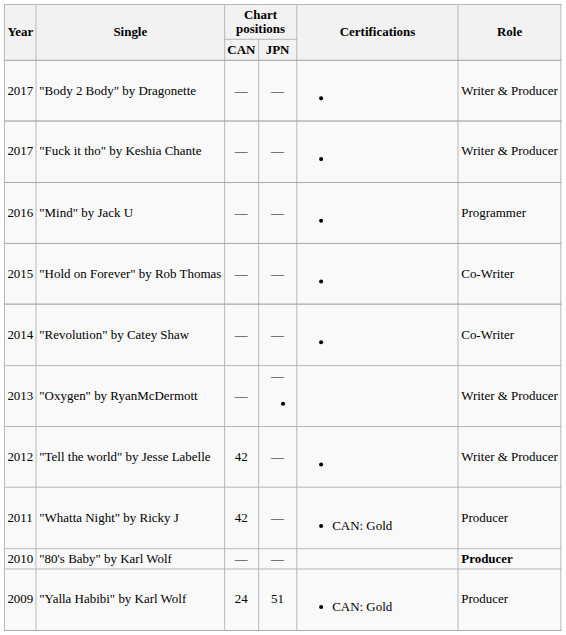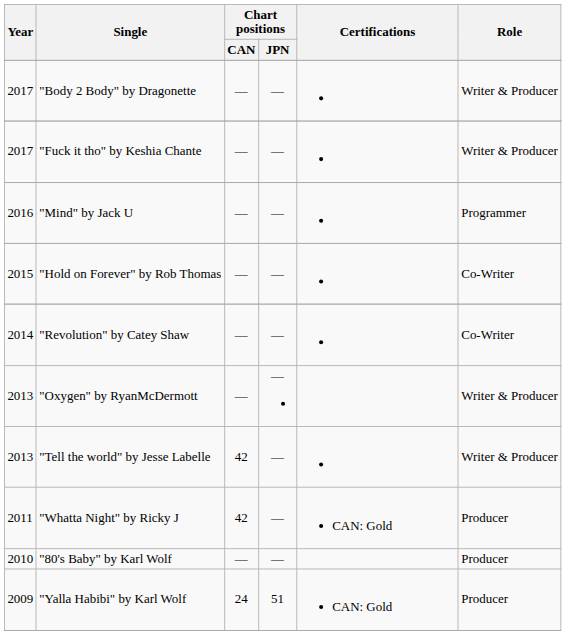(20, 457) 2012 -> (20, 457) 2013
(487, 558) bold -> (485, 558) normal
